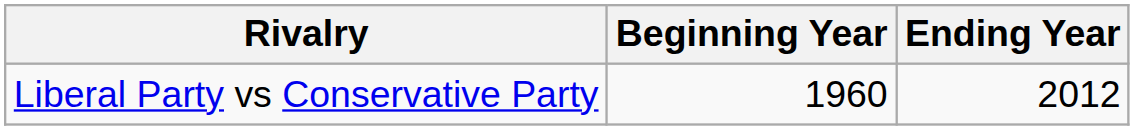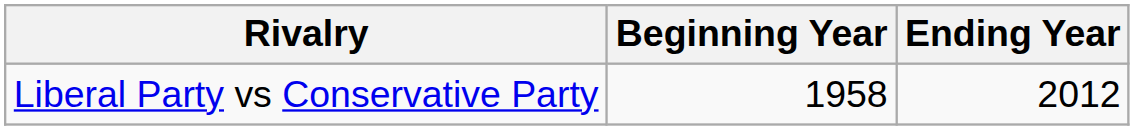(846, 93) 1960 -> (846, 93) 1958
